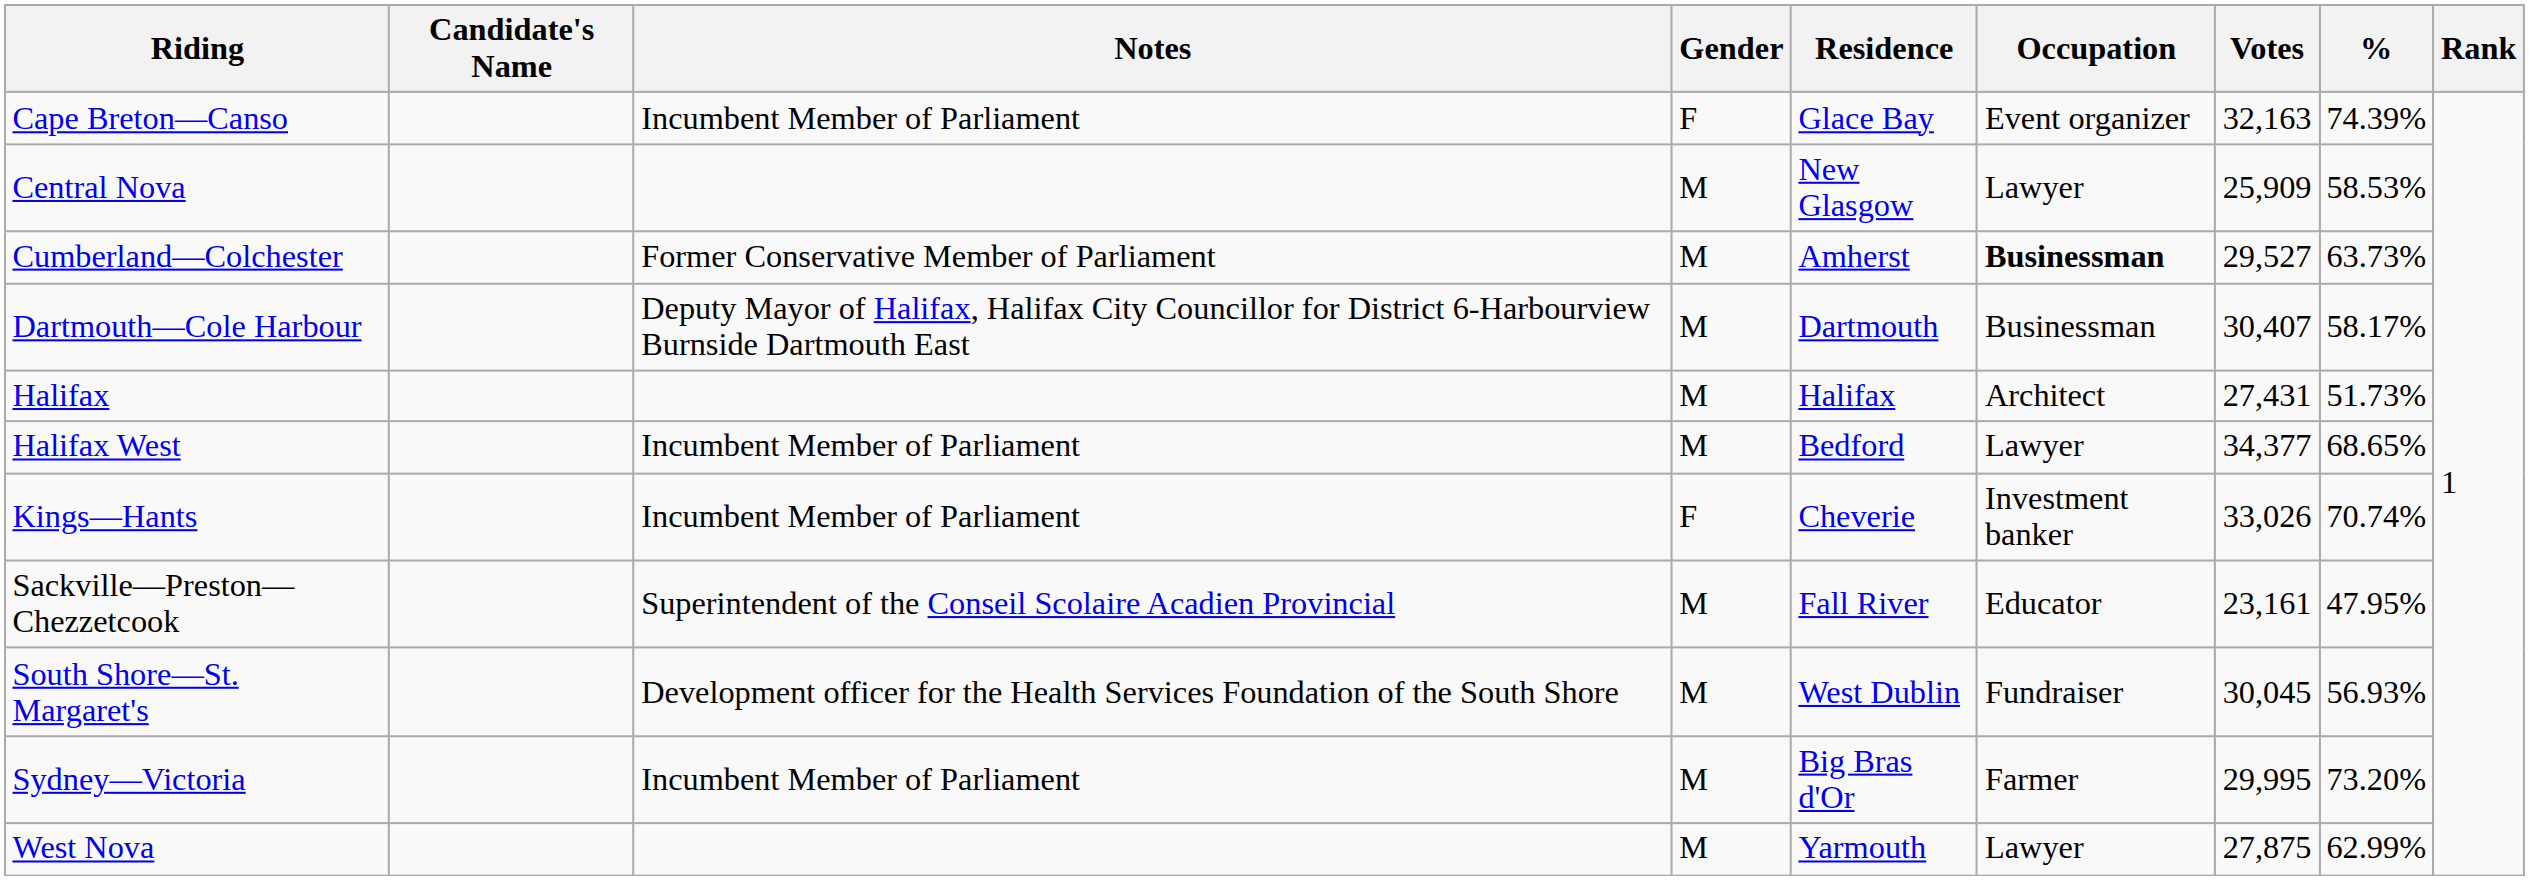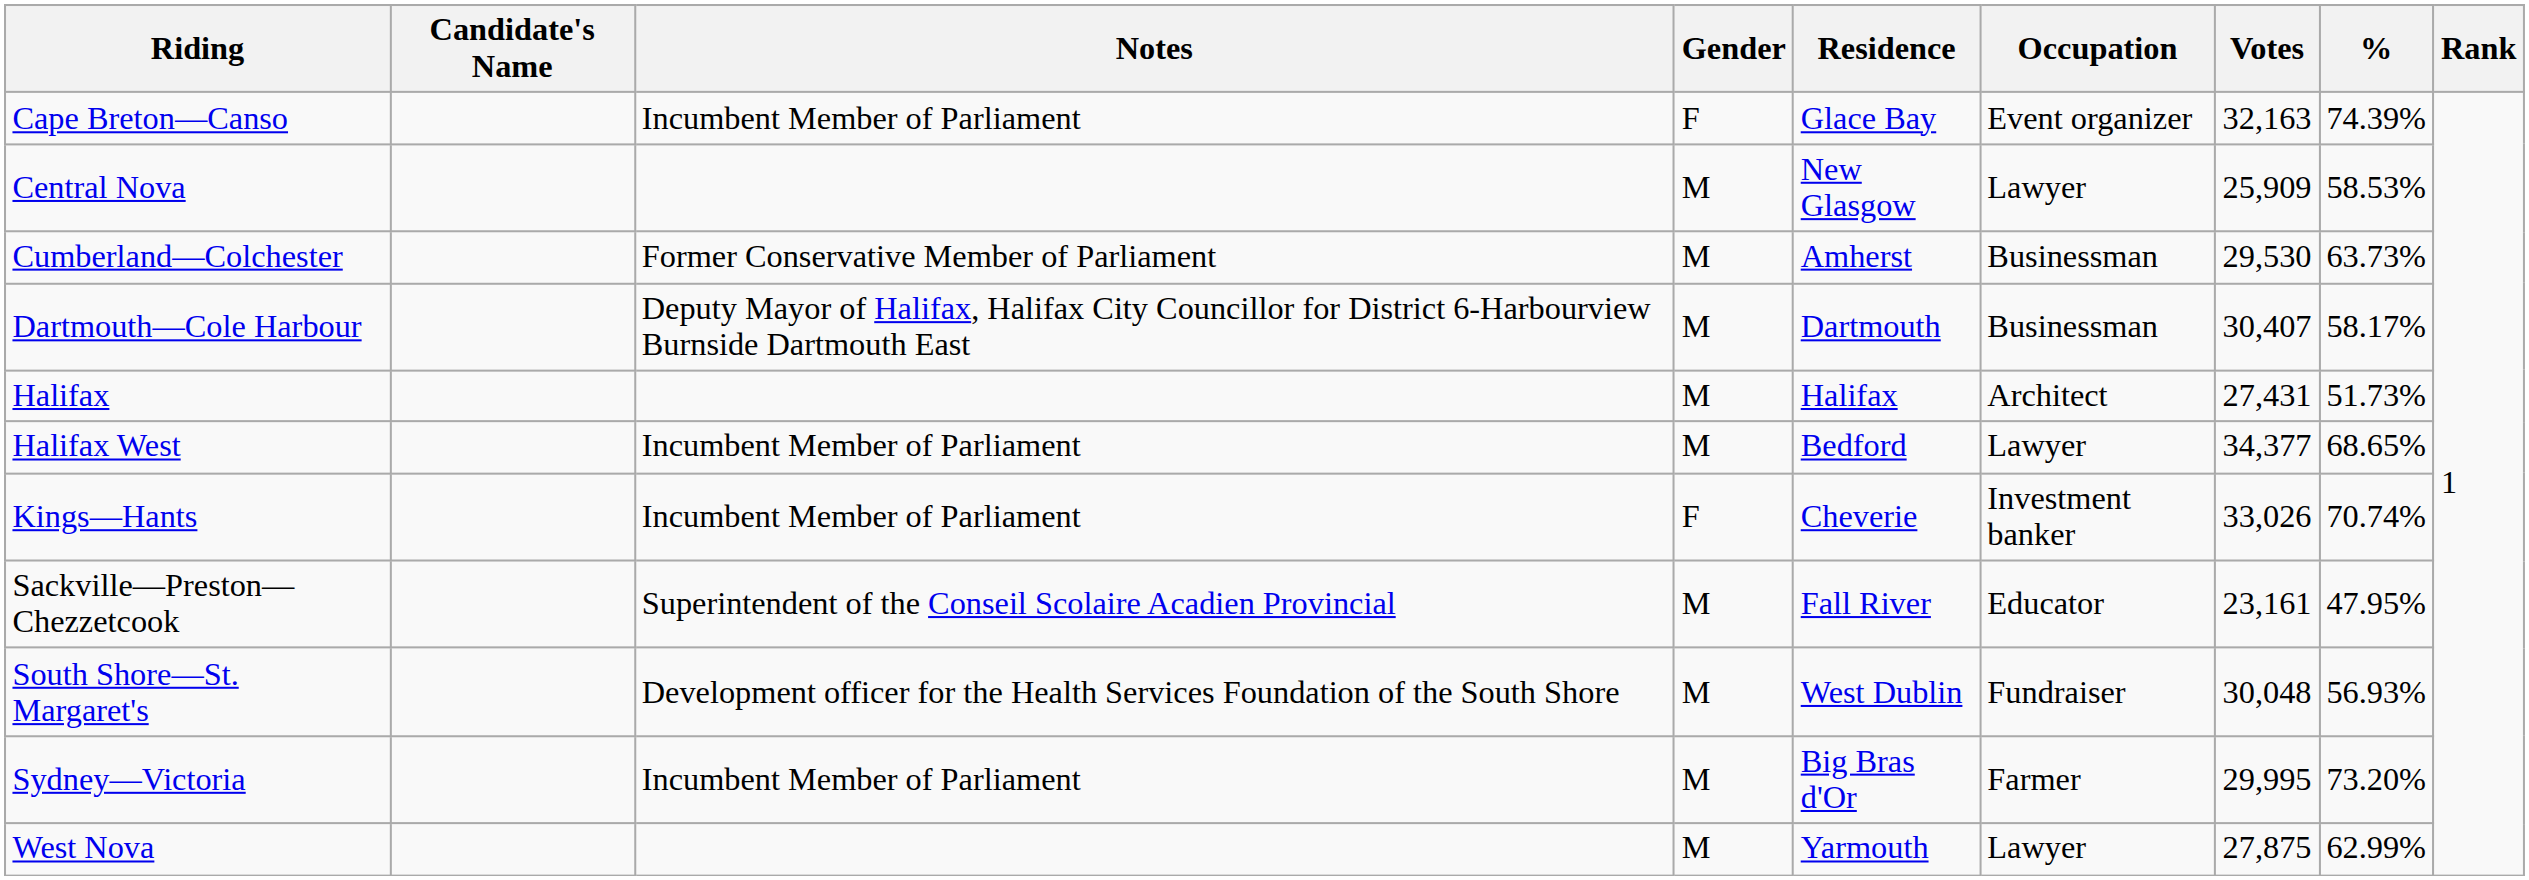(2075, 256) bold -> (2073, 256) normal
(2267, 256) 29,527 -> (2267, 256) 29,530
(2267, 691) 30,045 -> (2267, 691) 30,048
